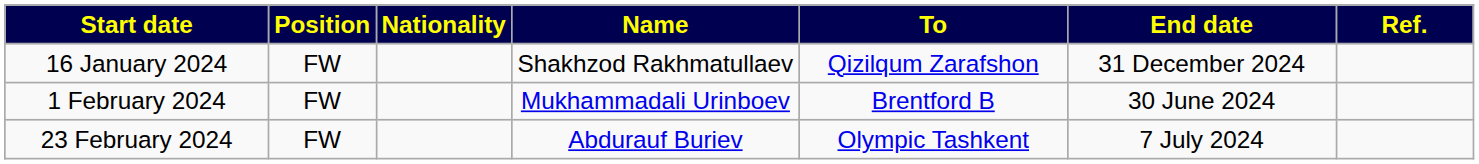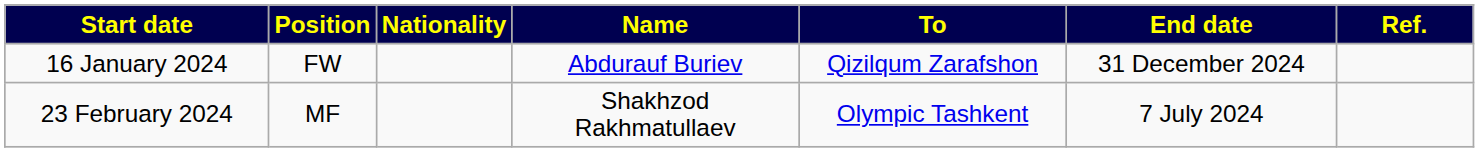(655, 63) Shakhzod Rakhmatullaev -> (655, 63) Abdurauf Buriev
- row: (137, 101)
(322, 140) FW -> (322, 115) MF
(655, 140) Abdurauf Buriev -> (655, 115) Shakhzod Rakhmatullaev
